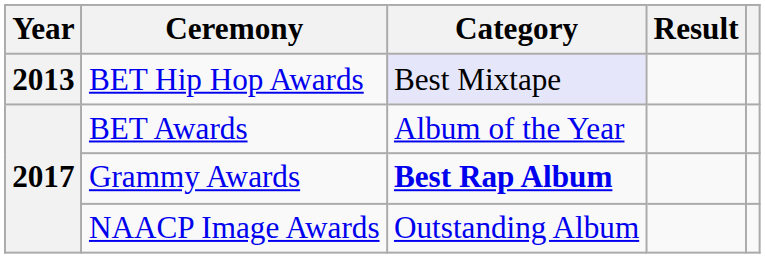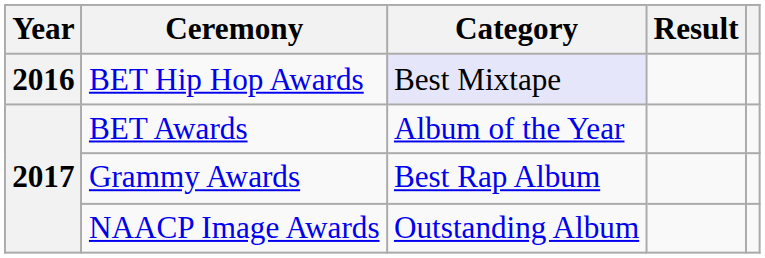(43, 78) 2013 -> (43, 78) 2016
(503, 177) bold -> (497, 177) normal
